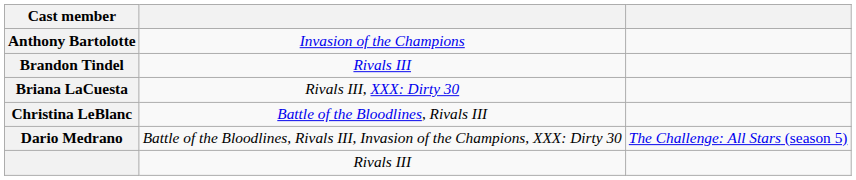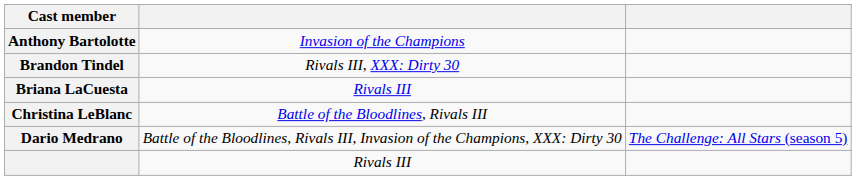(382, 65) Rivals III -> (382, 65) Rivals III, XXX: Dirty 30
(382, 89) Rivals III, XXX: Dirty 30 -> (382, 89) Rivals III
